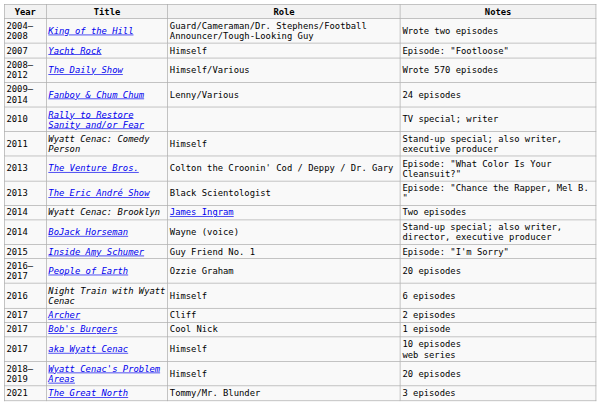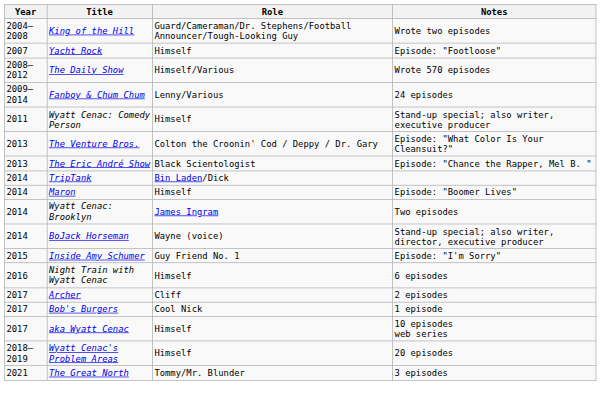- row: (96, 119)
+ row: (70, 178)
+ row: (62, 192)
- row: (88, 271)
